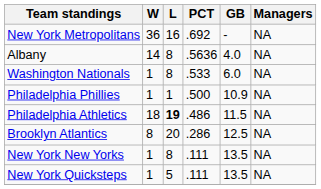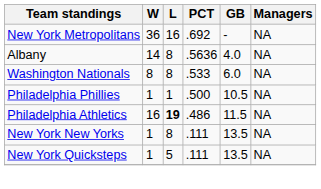(149, 74) 1 -> (149, 74) 8
(235, 94) 10.9 -> (235, 94) 10.5
(153, 114) 18 -> (153, 114) 16
- row: (57, 134)
